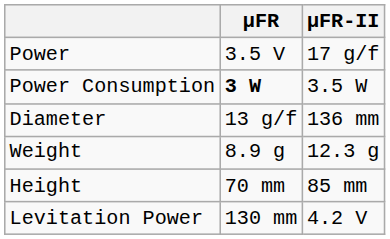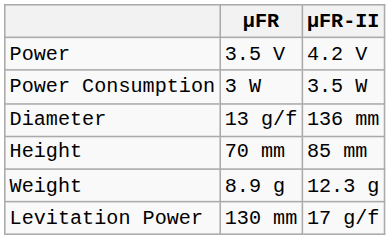(343, 54) 17 g/f -> (337, 54) 4.2 V
(243, 87) bold -> (243, 87) normal
rows swapped: (46, 185) <-> (46, 153)
(337, 218) 4.2 V -> (343, 218) 17 g/f
